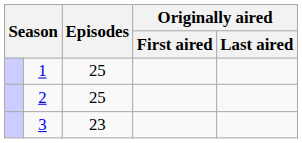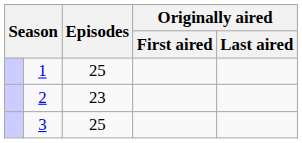(97, 97) 25 -> (97, 97) 23
(97, 124) 23 -> (97, 124) 25
